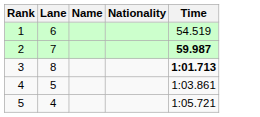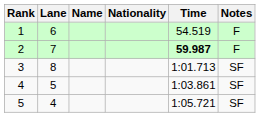+ column: (236, 13)
(194, 67) bold -> (193, 67) normal
